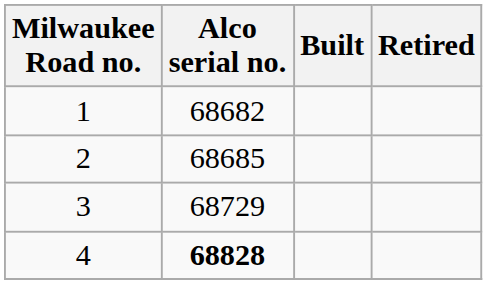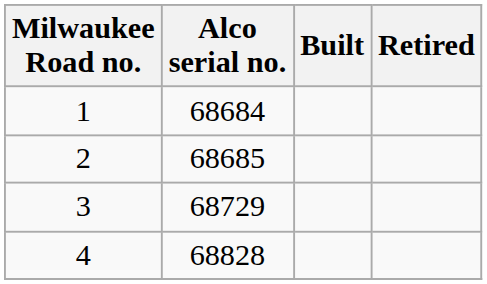(227, 110) 68682 -> (227, 110) 68684
(227, 254) bold -> (227, 254) normal
